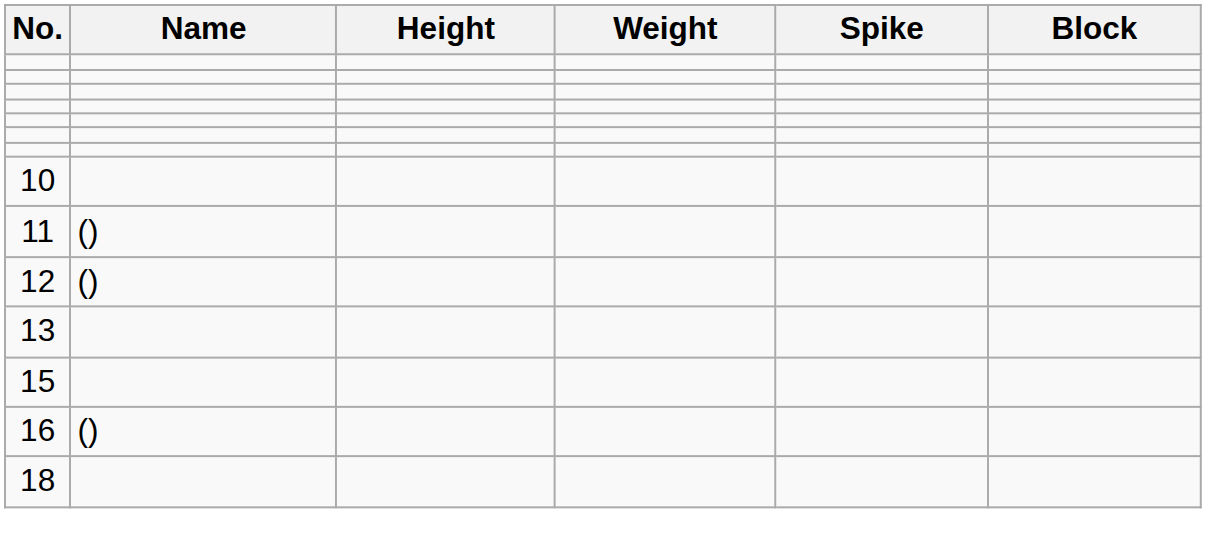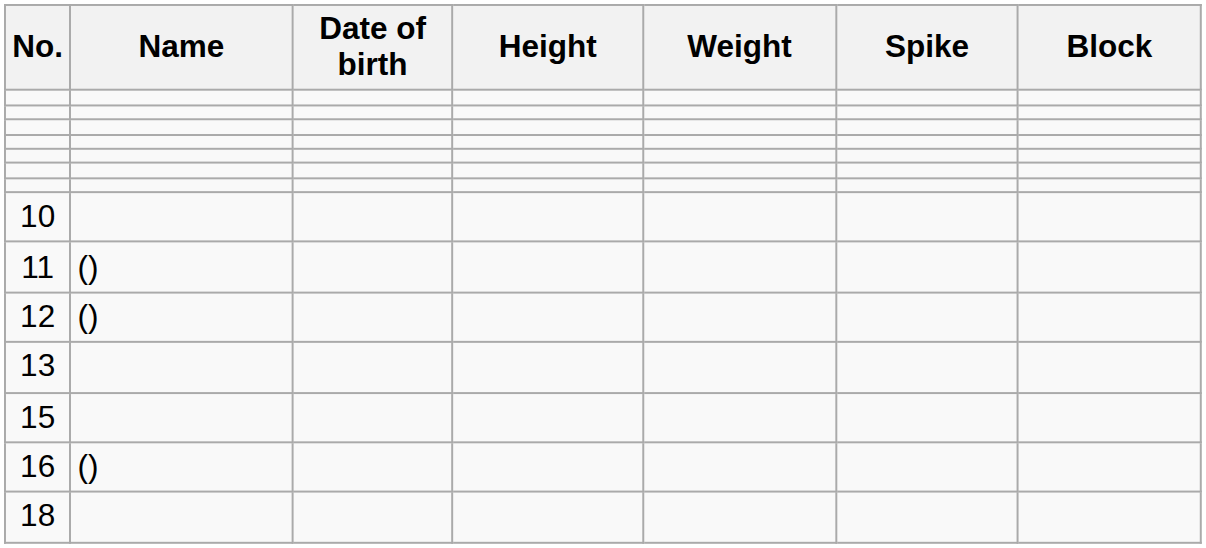+ column: (373, 47)
